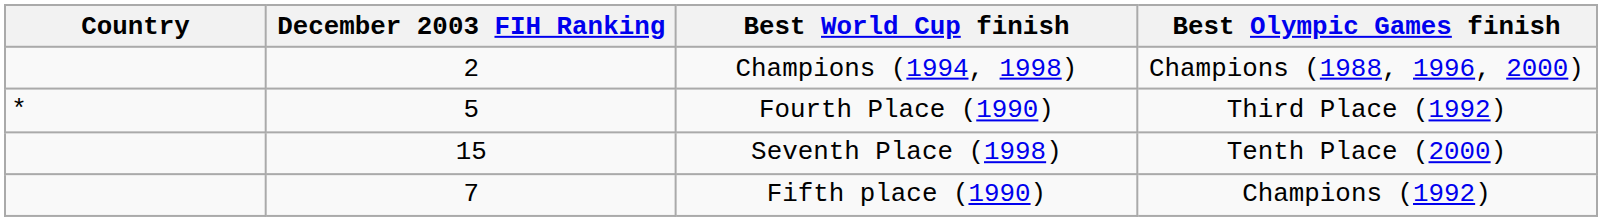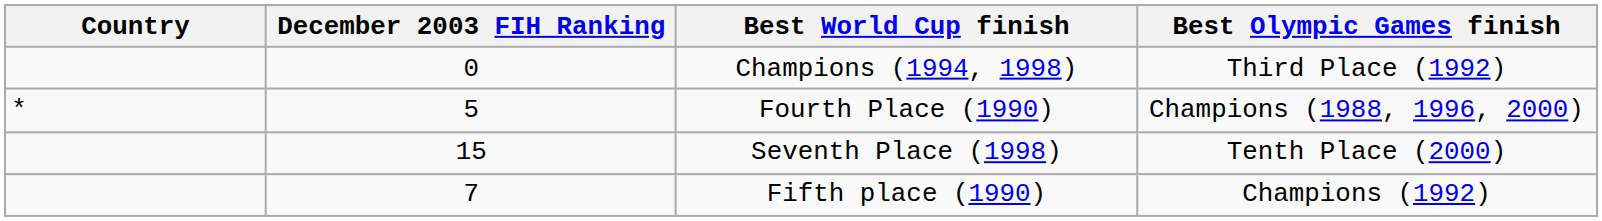(471, 68) 2 -> (471, 68) 0
(1366, 68) Champions (1988, 1996, 2000) -> (1366, 68) Third Place (1992)
(1366, 110) Third Place (1992) -> (1366, 110) Champions (1988, 1996, 2000)
